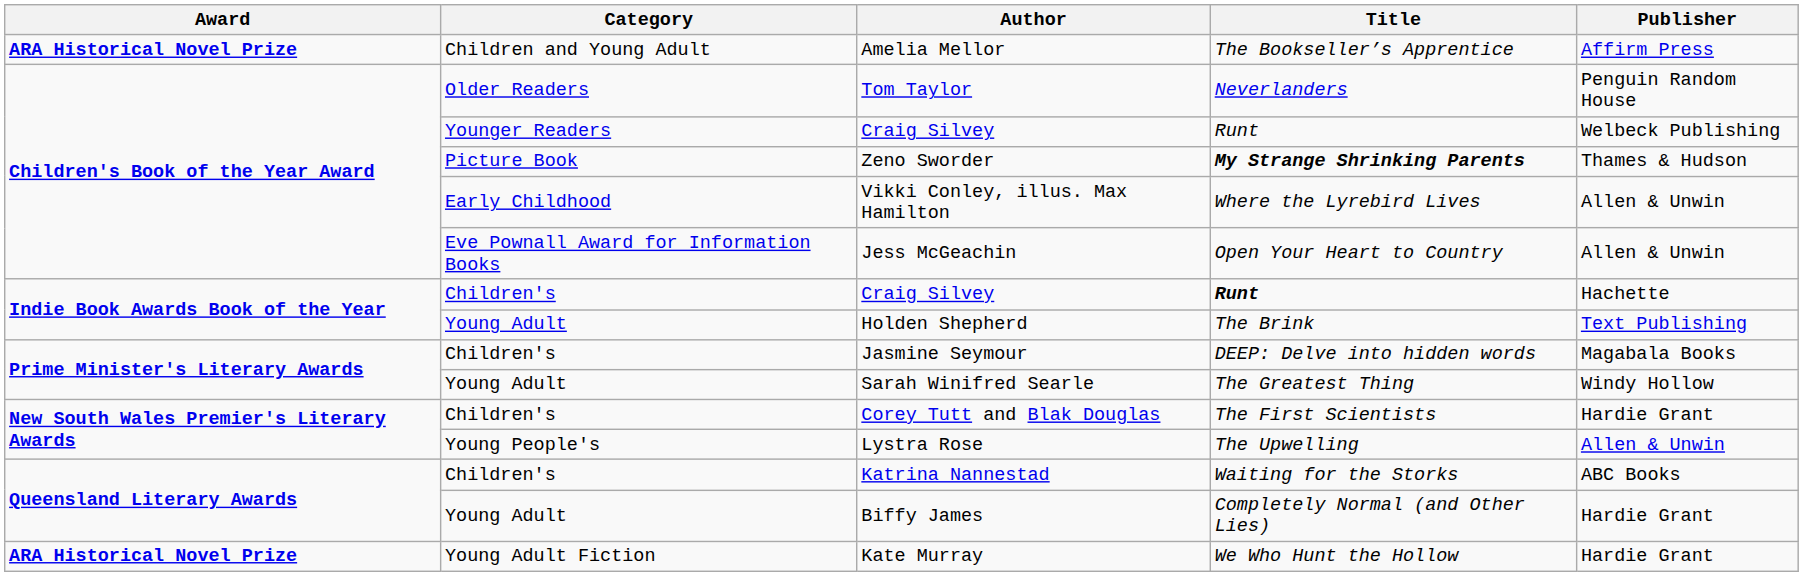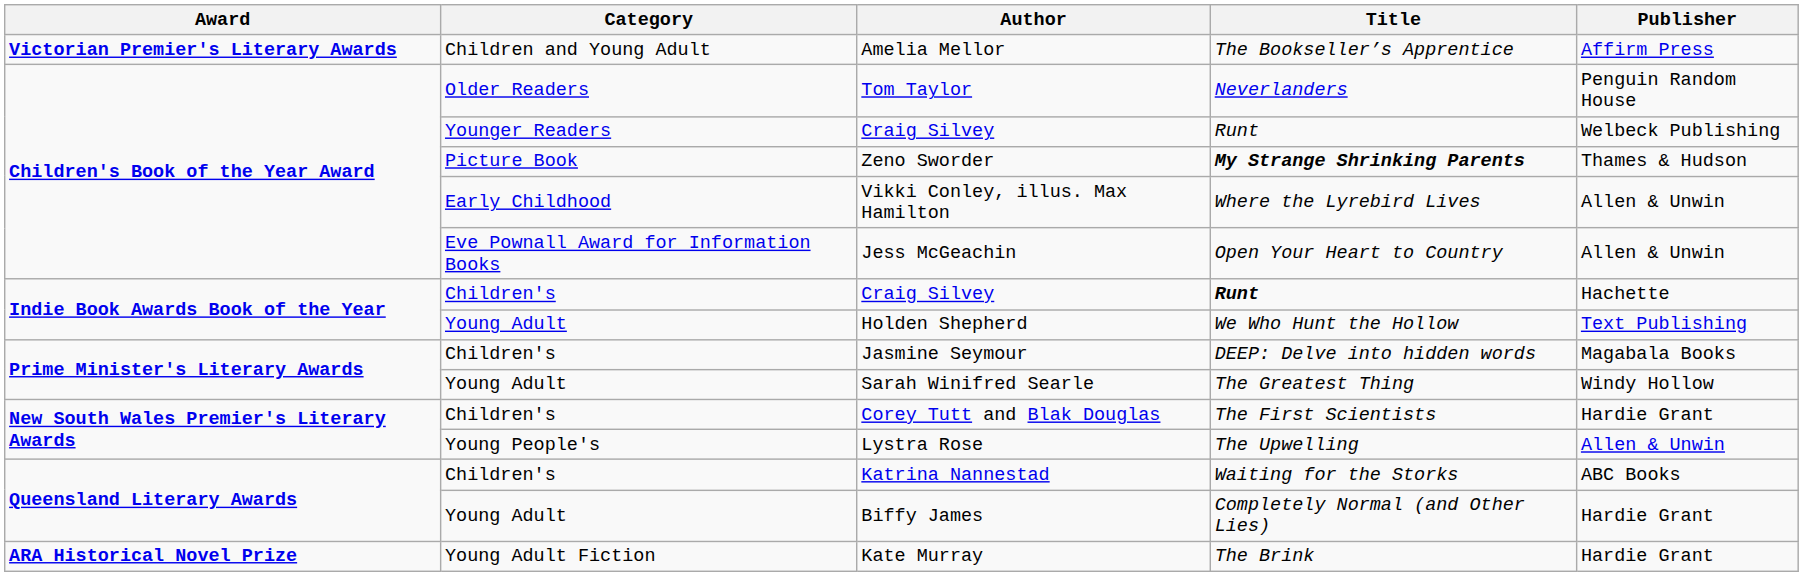(153, 50) ARA Historical Novel Prize -> (203, 50) Victorian Premier's Literary Awards
(1265, 324) The Brink -> (1337, 324) We Who Hunt the Hollow
(1337, 556) We Who Hunt the Hollow -> (1265, 556) The Brink
